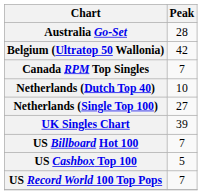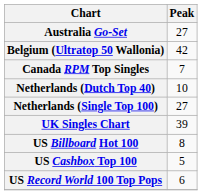(182, 32) 28 -> (182, 32) 27
(182, 143) 7 -> (182, 143) 8
(182, 180) 7 -> (182, 180) 6
